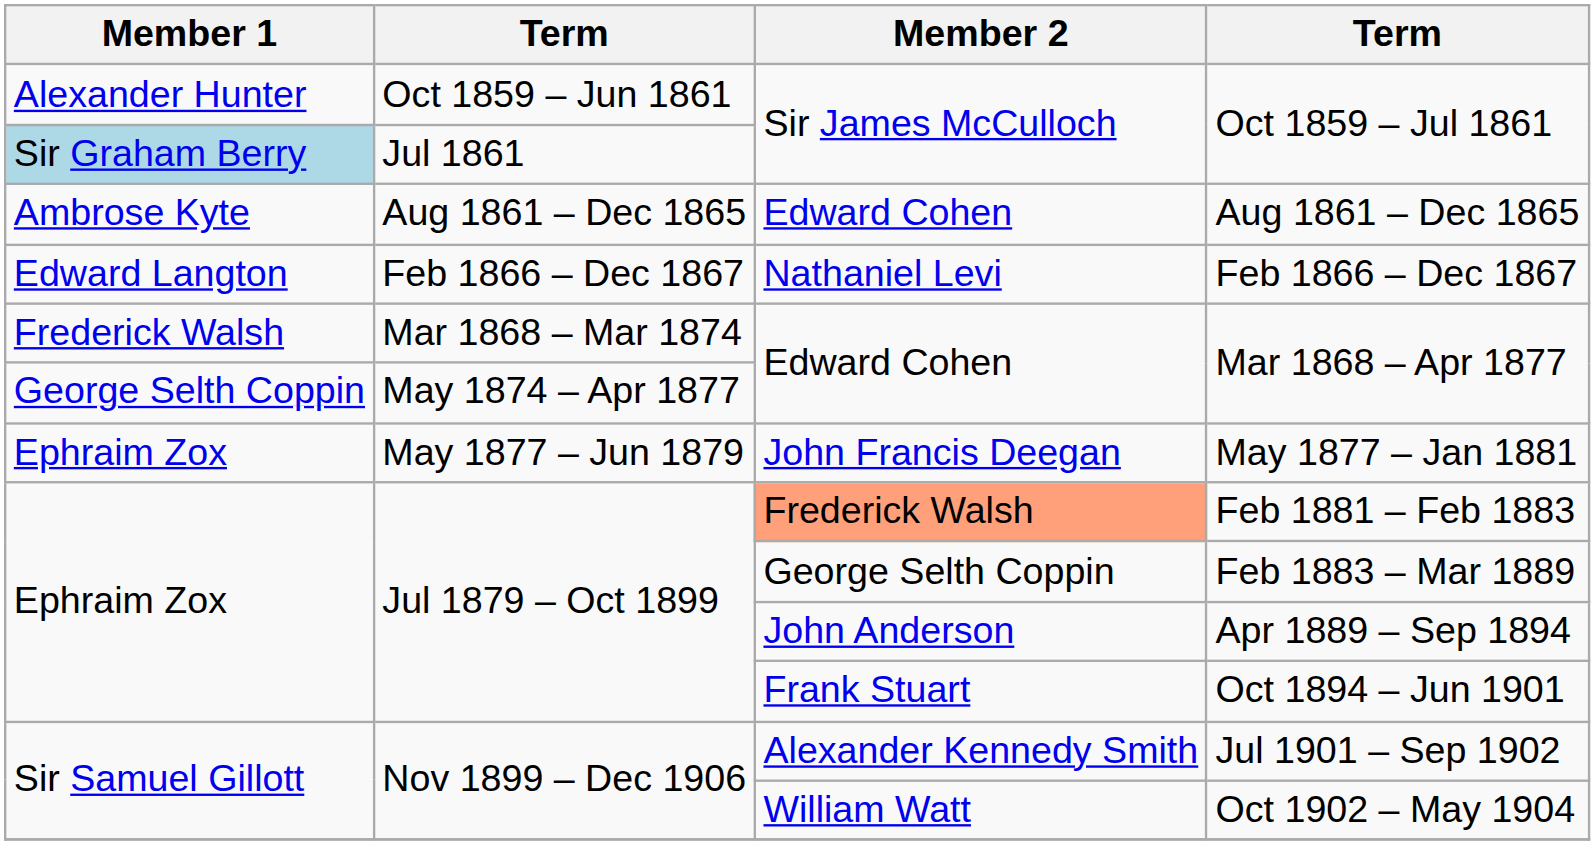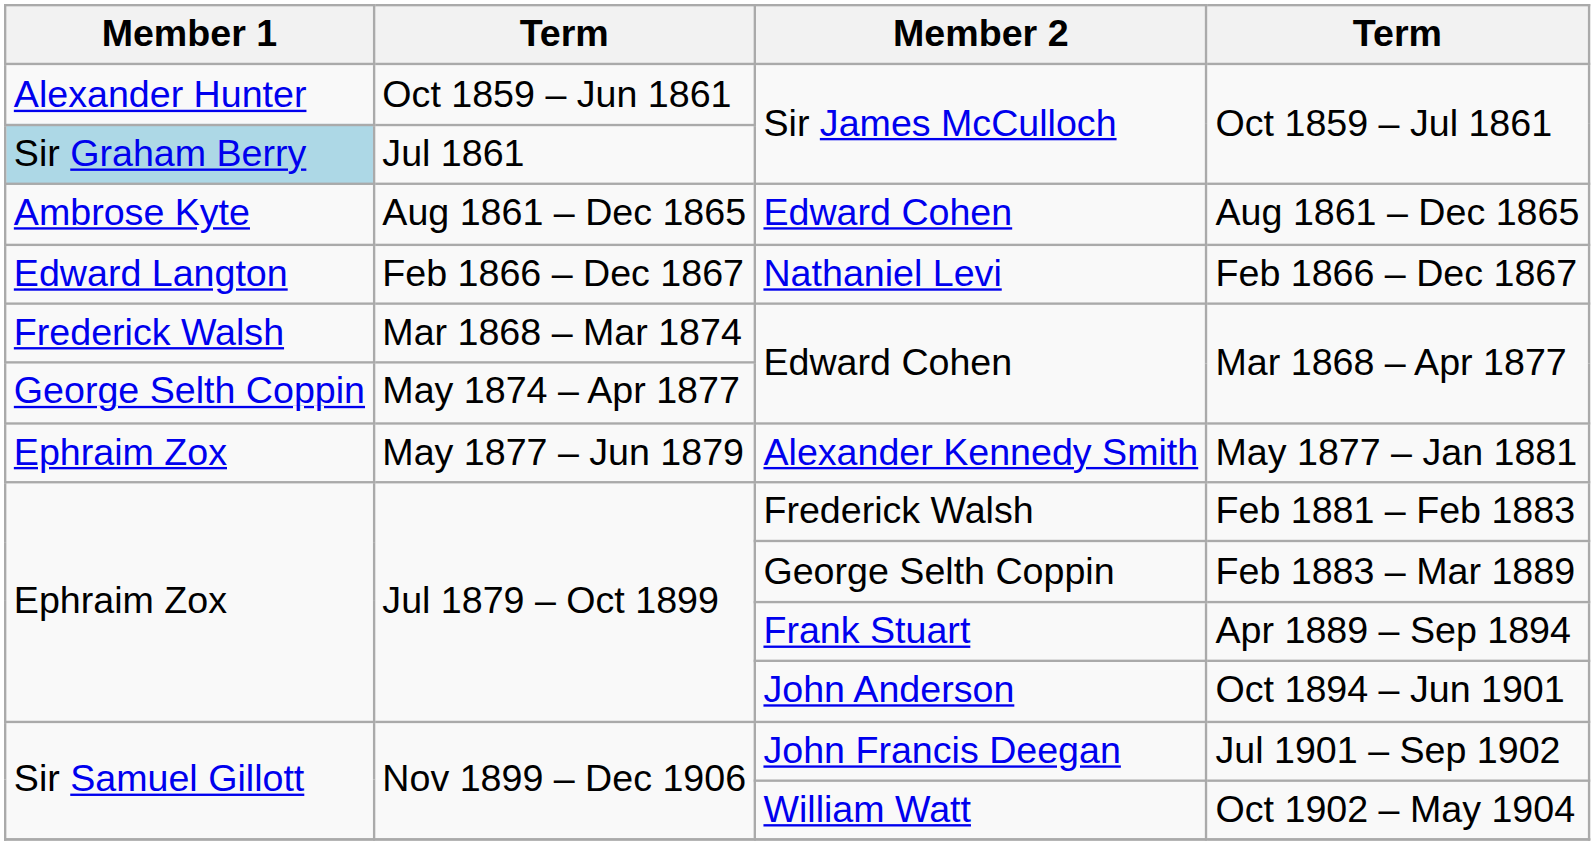(942, 451) John Francis Deegan -> (981, 451) Alexander Kennedy Smith
(899, 511) lightsalmon background -> (899, 511) no background
(889, 630) John Anderson -> (867, 630) Frank Stuart
(867, 690) Frank Stuart -> (889, 690) John Anderson
(981, 749) Alexander Kennedy Smith -> (942, 749) John Francis Deegan
